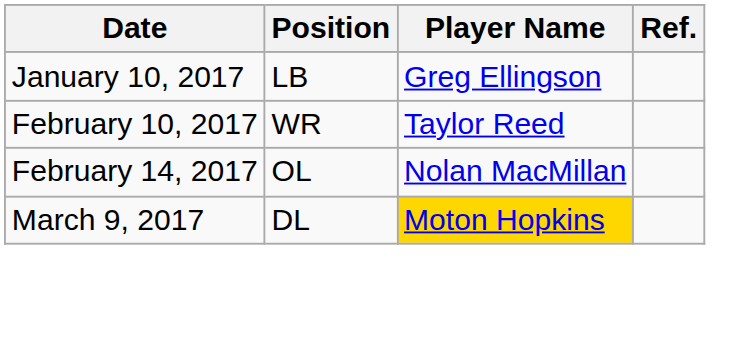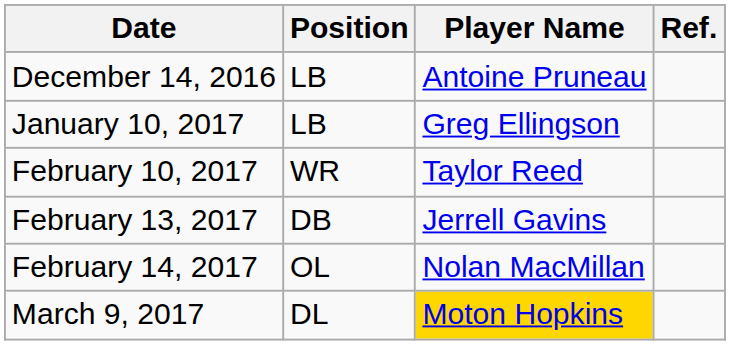+ row: (144, 76)
+ row: (135, 219)
